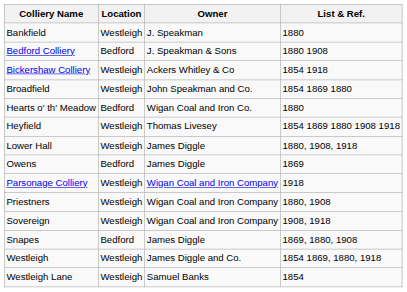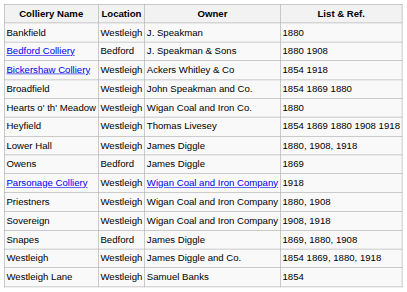(117, 108) Bedford -> (121, 108) Westleigh
